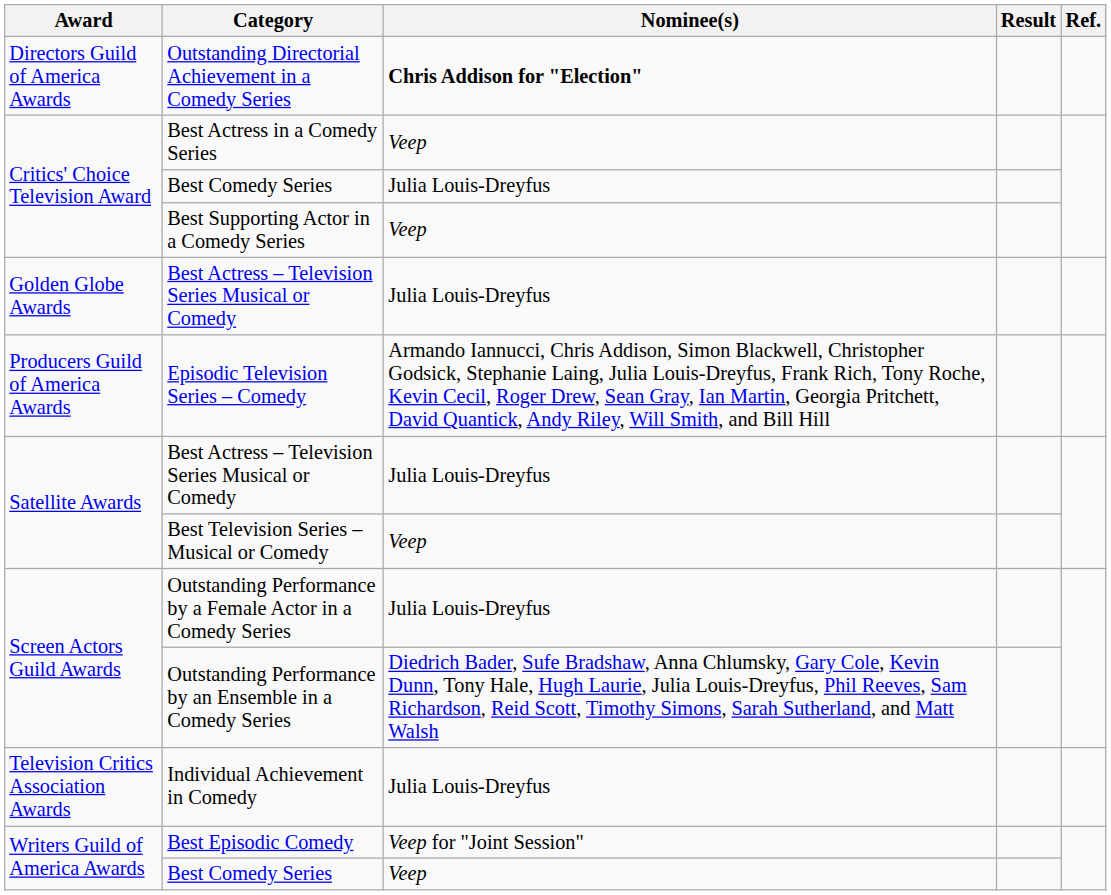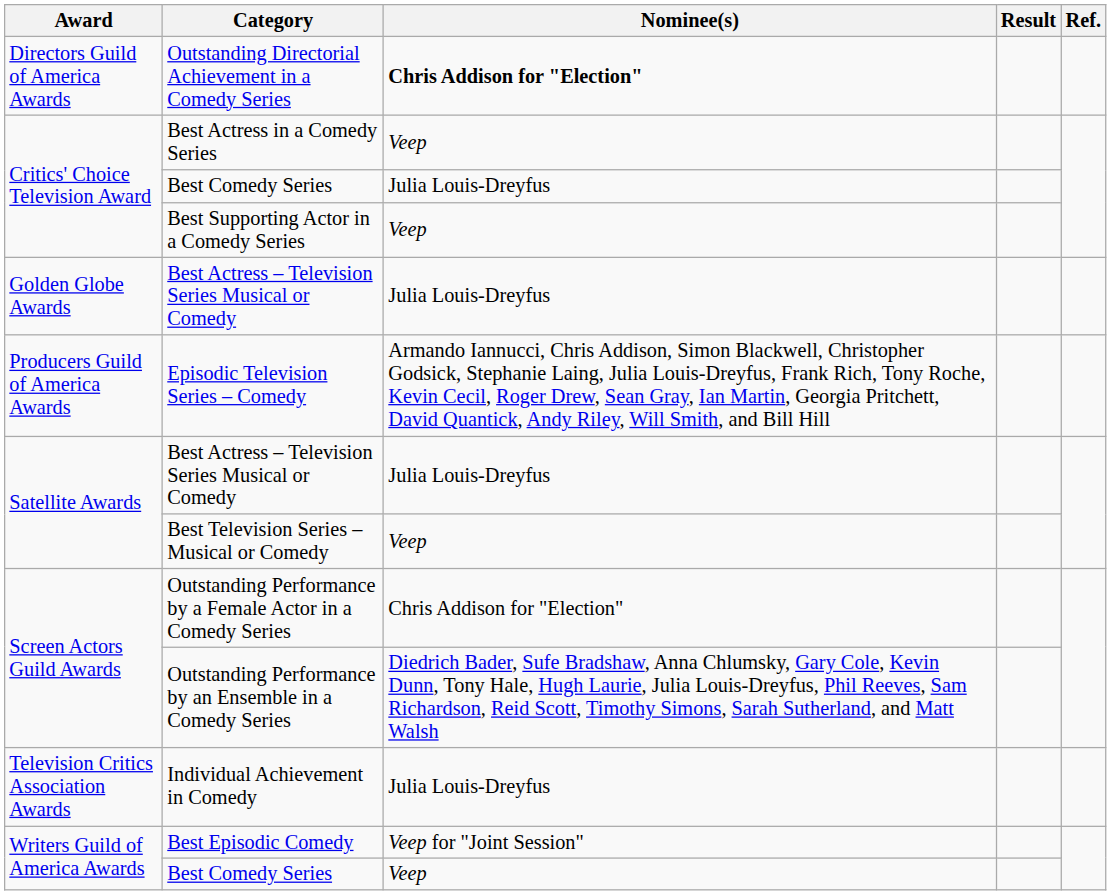(469, 607) Julia Louis-Dreyfus -> (506, 607) Chris Addison for "Election"
